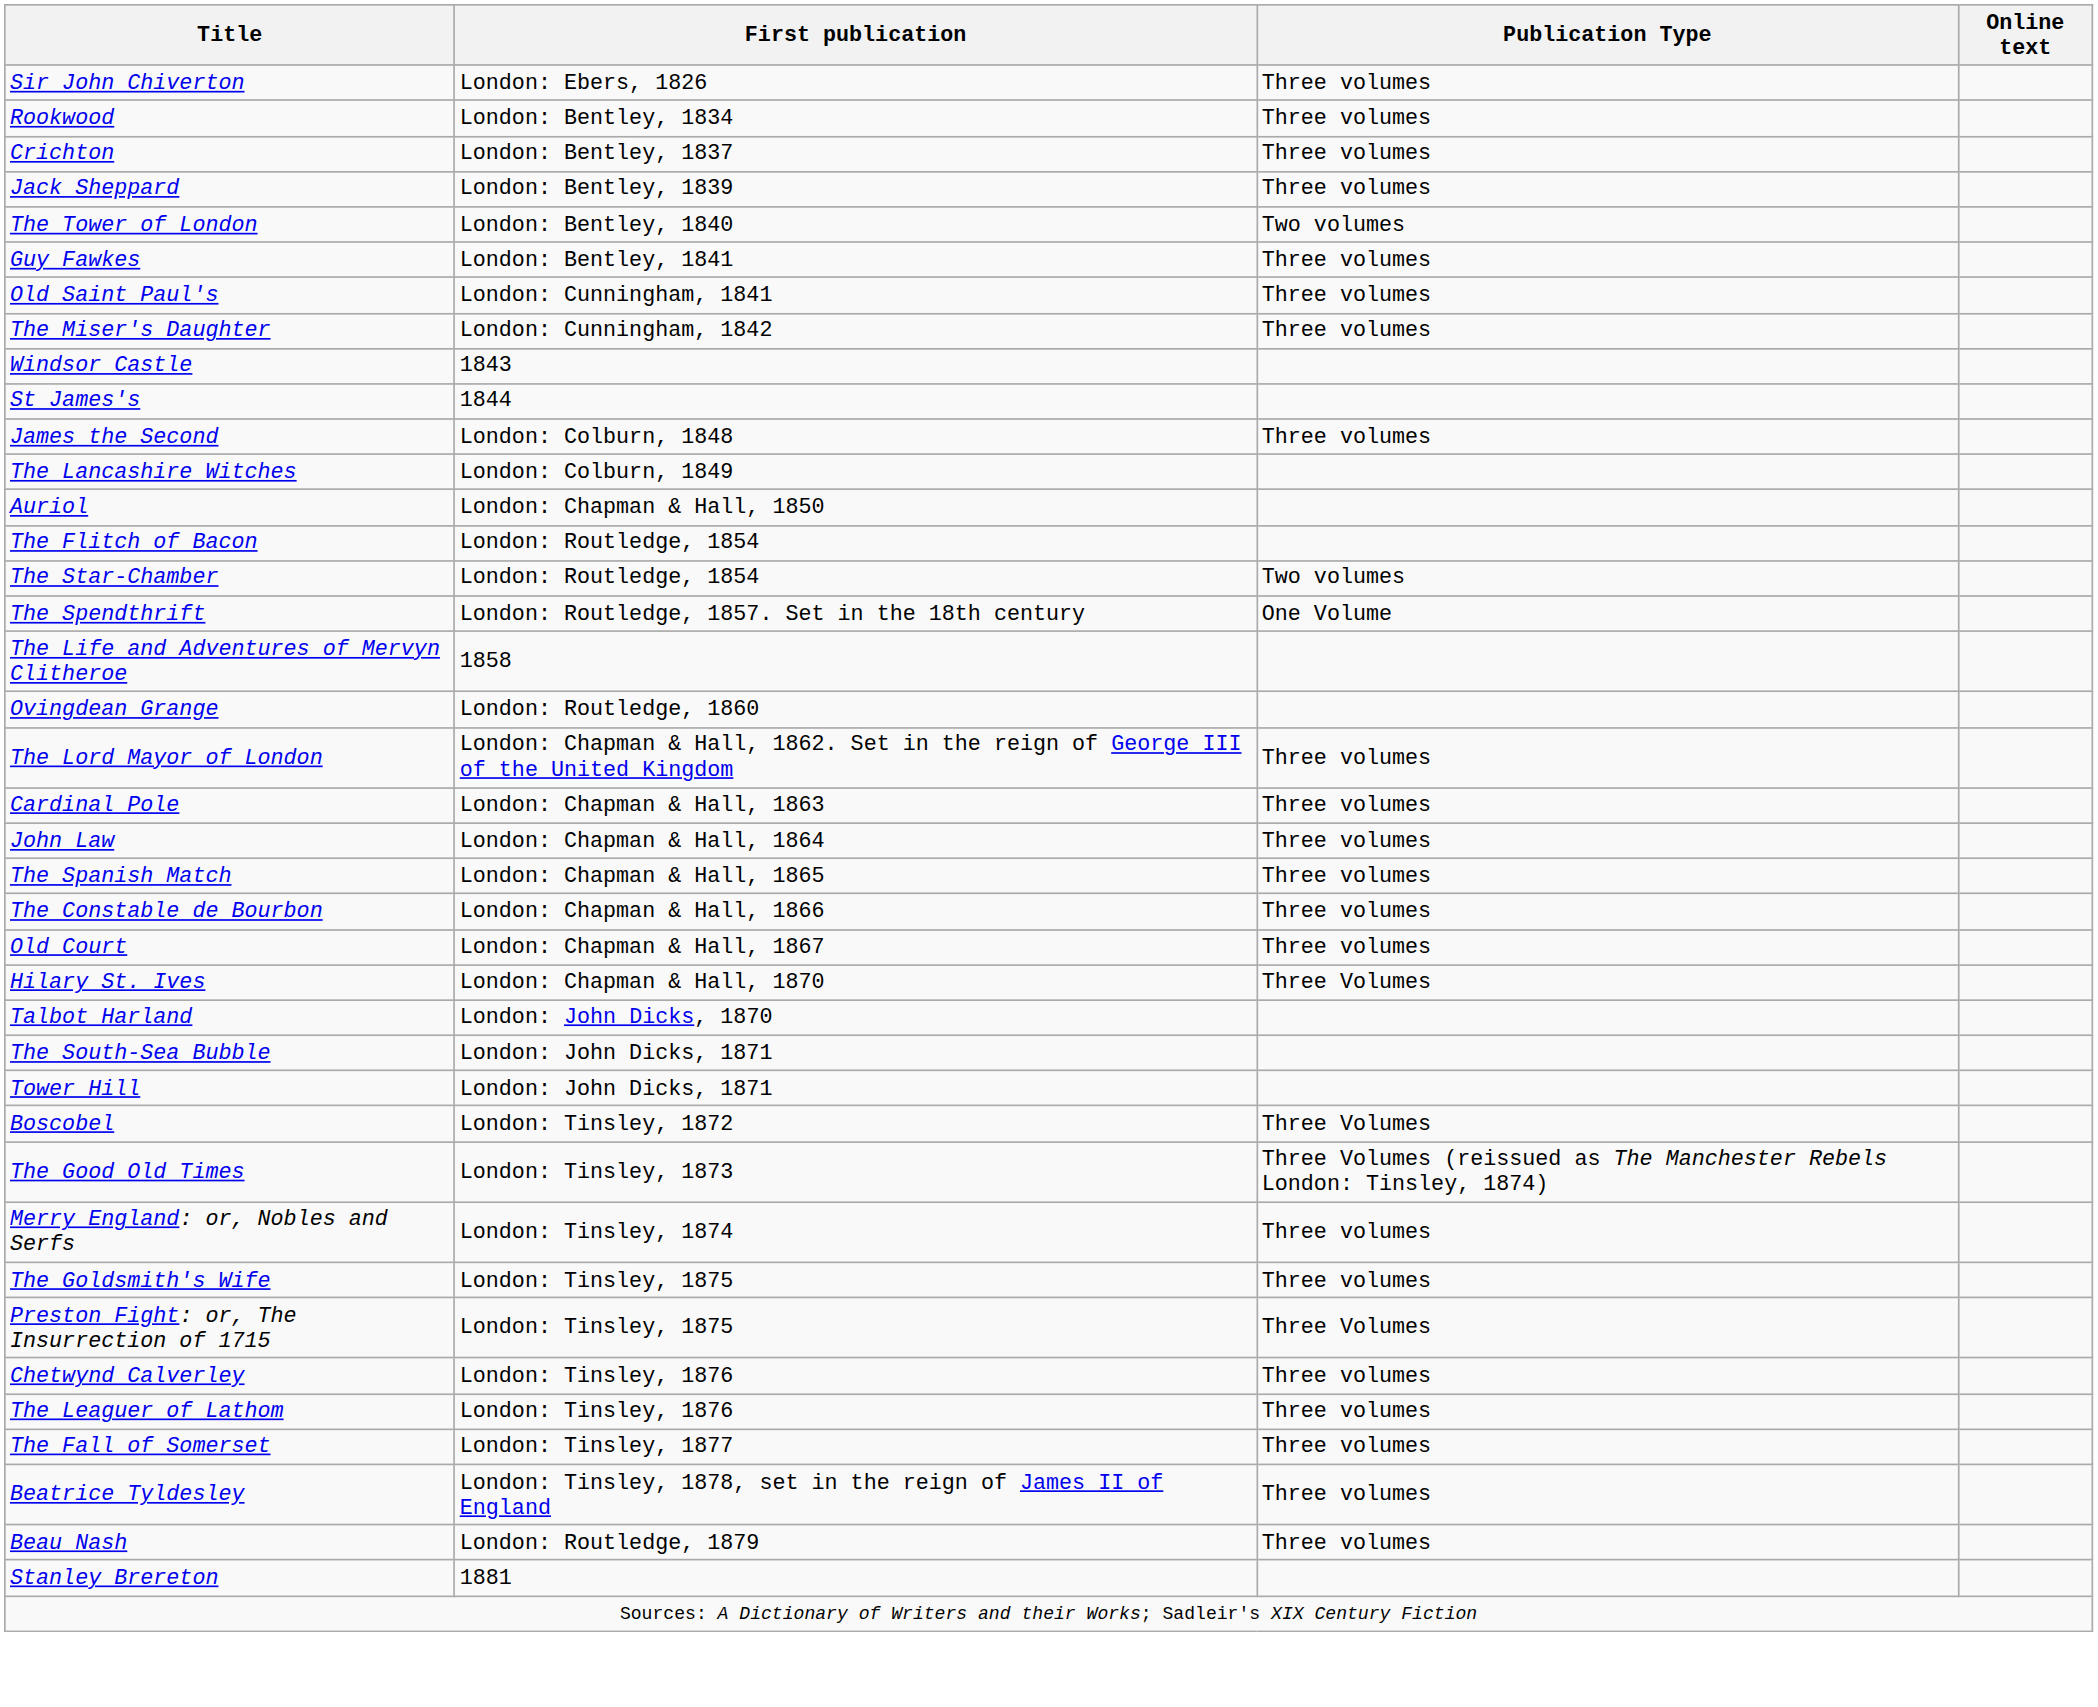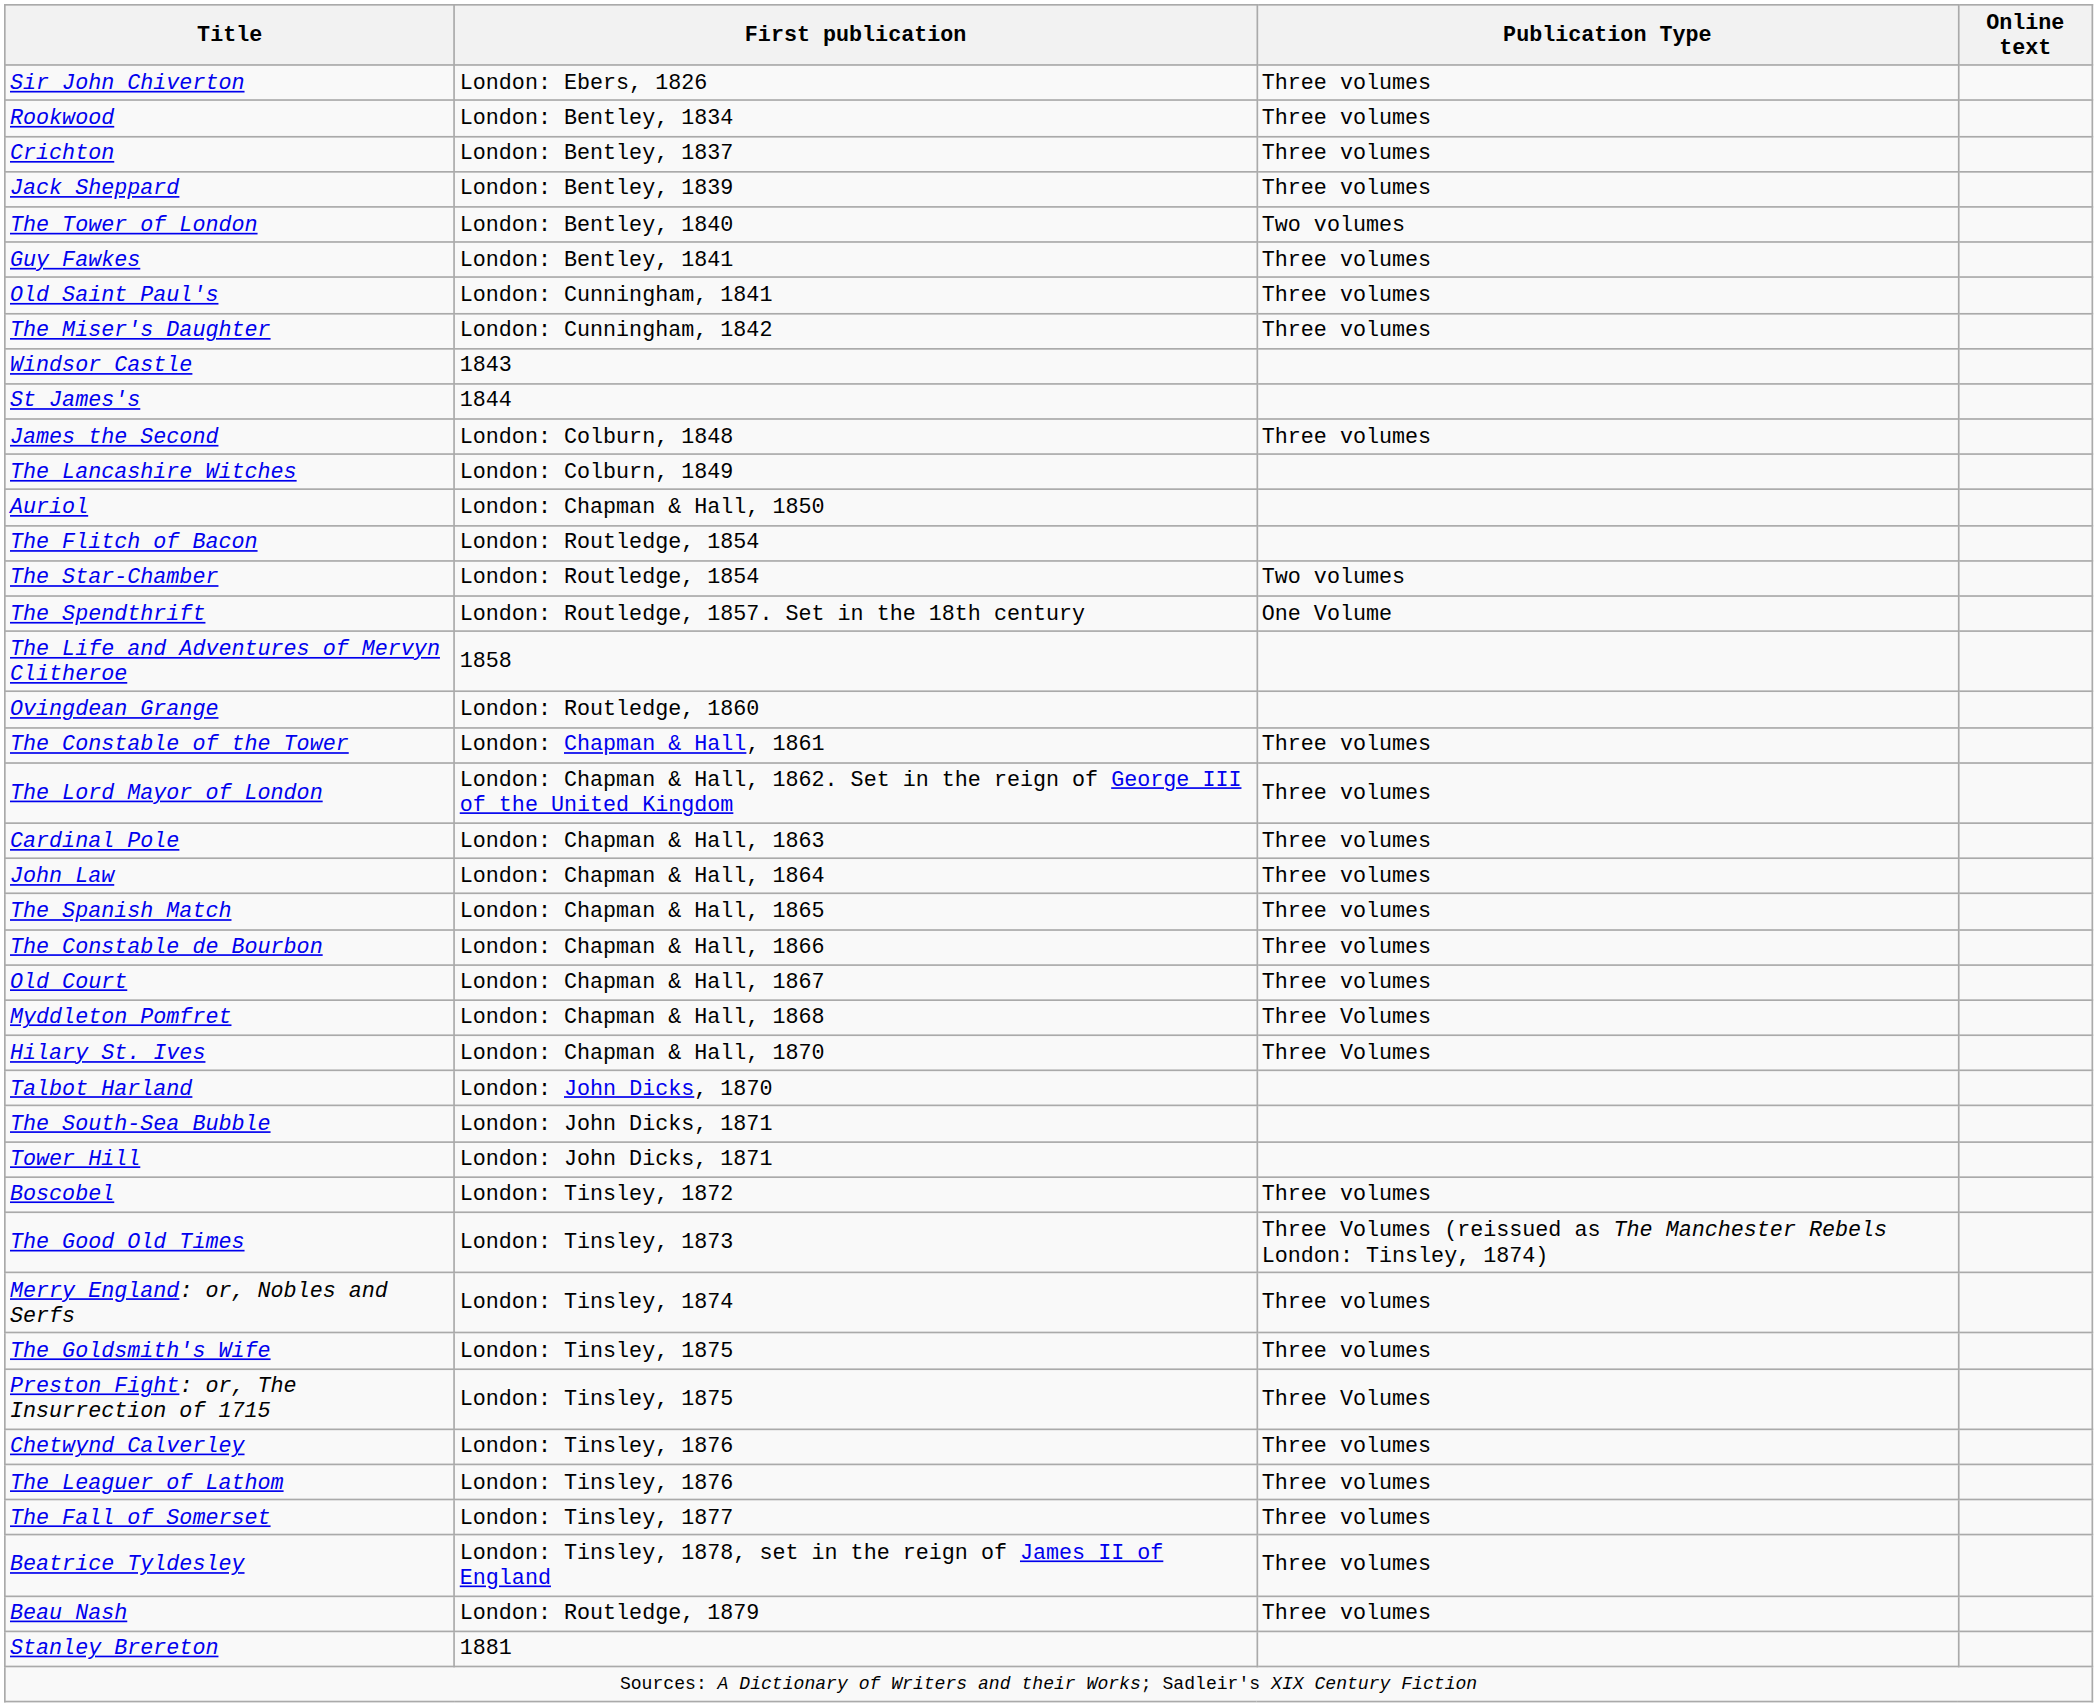+ row: (179, 745)
+ row: (121, 1018)
(1346, 1124) Three Volumes -> (1346, 1195) Three volumes
